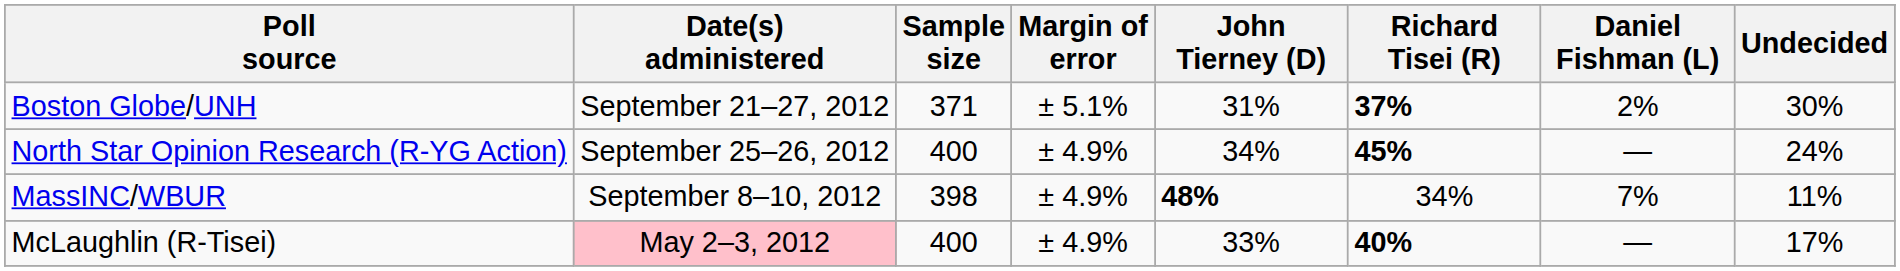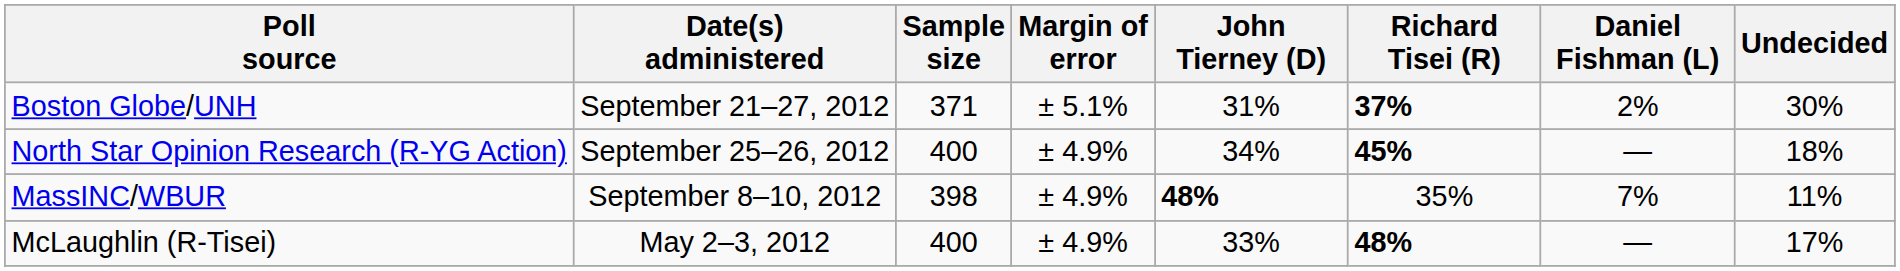(1815, 151) 24% -> (1815, 151) 18%
(1444, 196) 34% -> (1444, 196) 35%
(735, 242) pink background -> (735, 242) no background
(1383, 242) 40% -> (1383, 242) 48%
